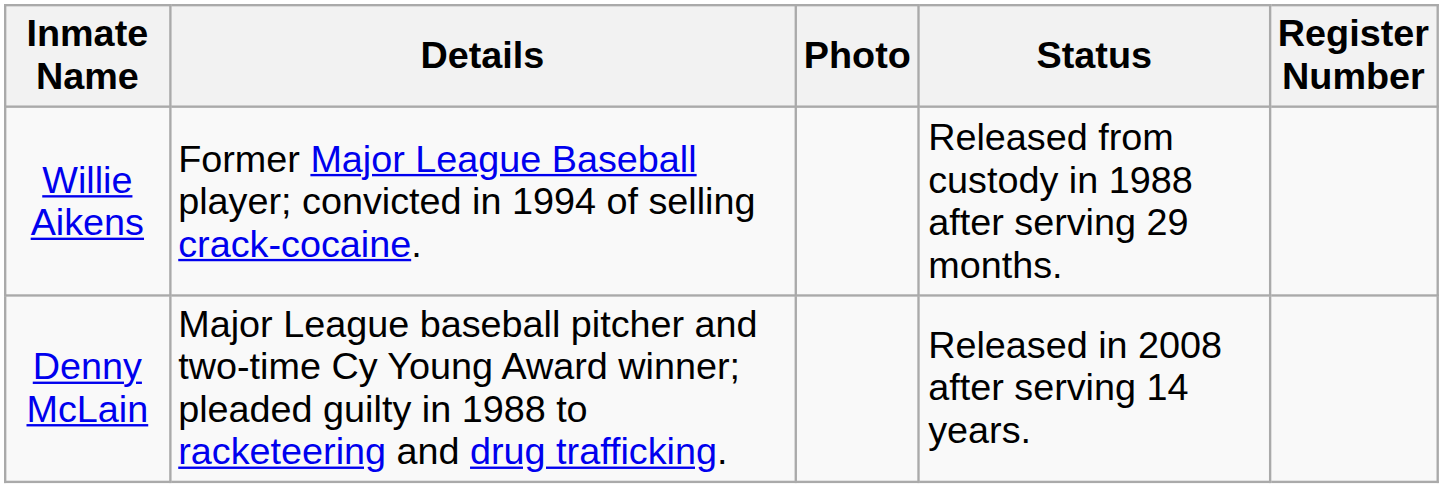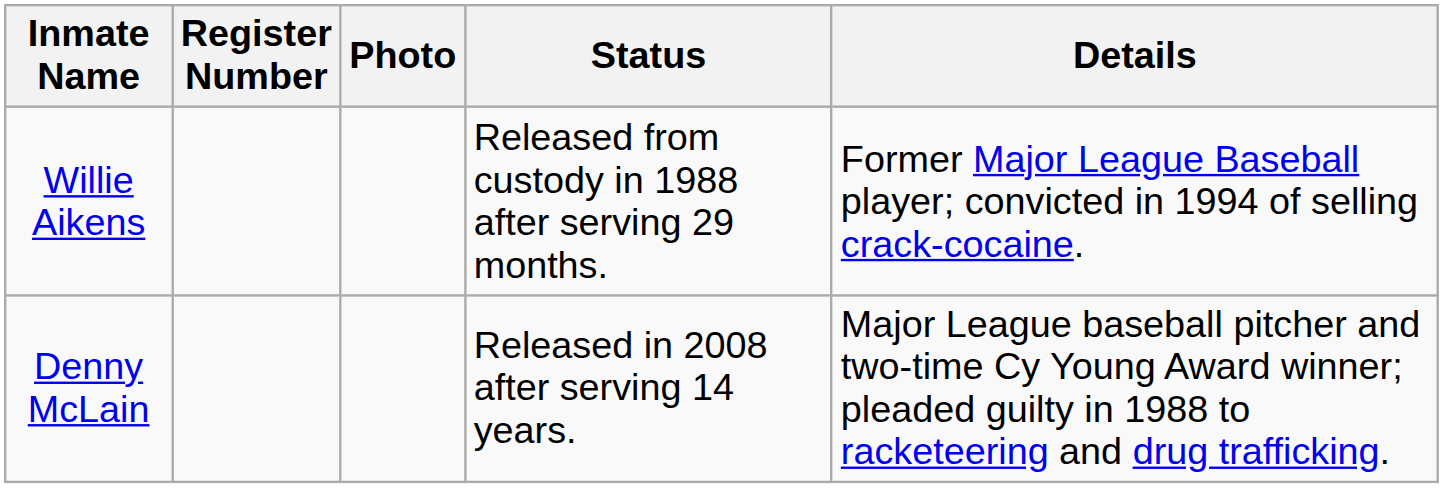columns swapped: (1353, 55) <-> (482, 55)
